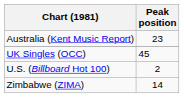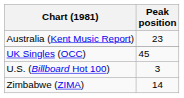(158, 69) 2 -> (158, 69) 3
